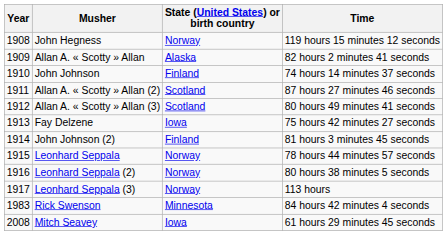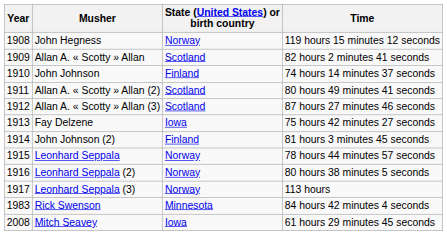(181, 57) Alaska -> (185, 57) Scotland
(360, 90) 87 hours 27 minutes 46 seconds -> (360, 90) 80 hours 49 minutes 41 seconds
(360, 106) 80 hours 49 minutes 41 seconds -> (360, 106) 87 hours 27 minutes 46 seconds
